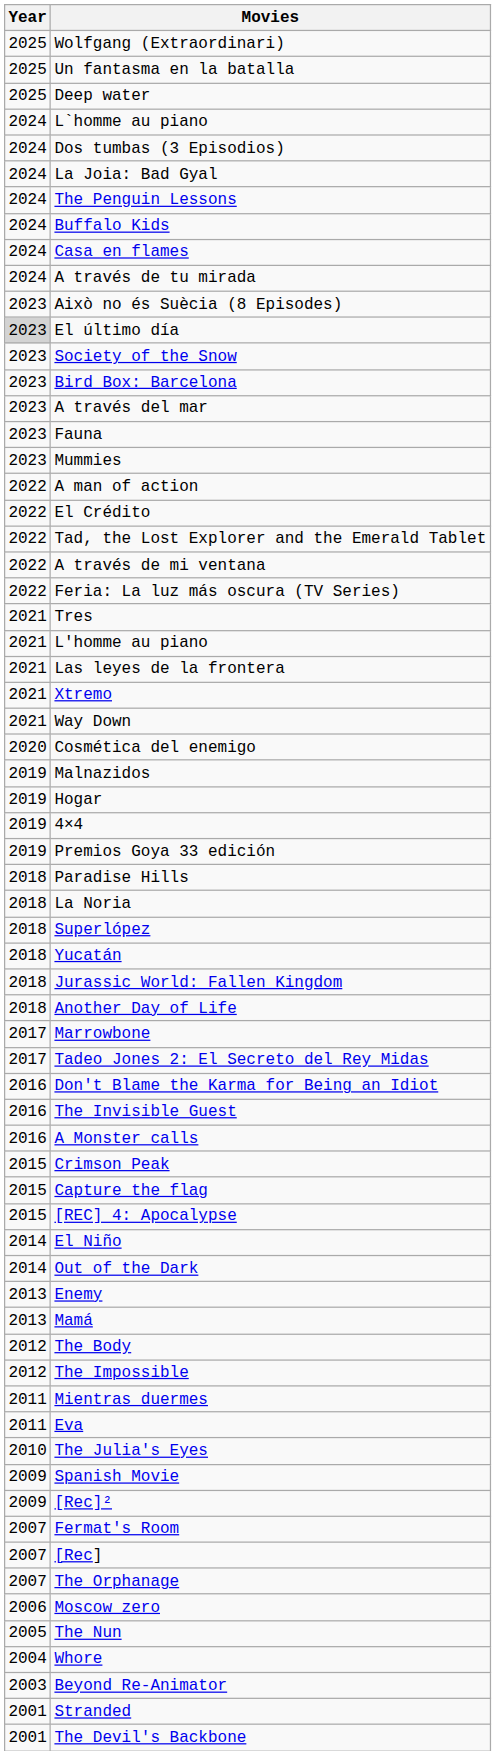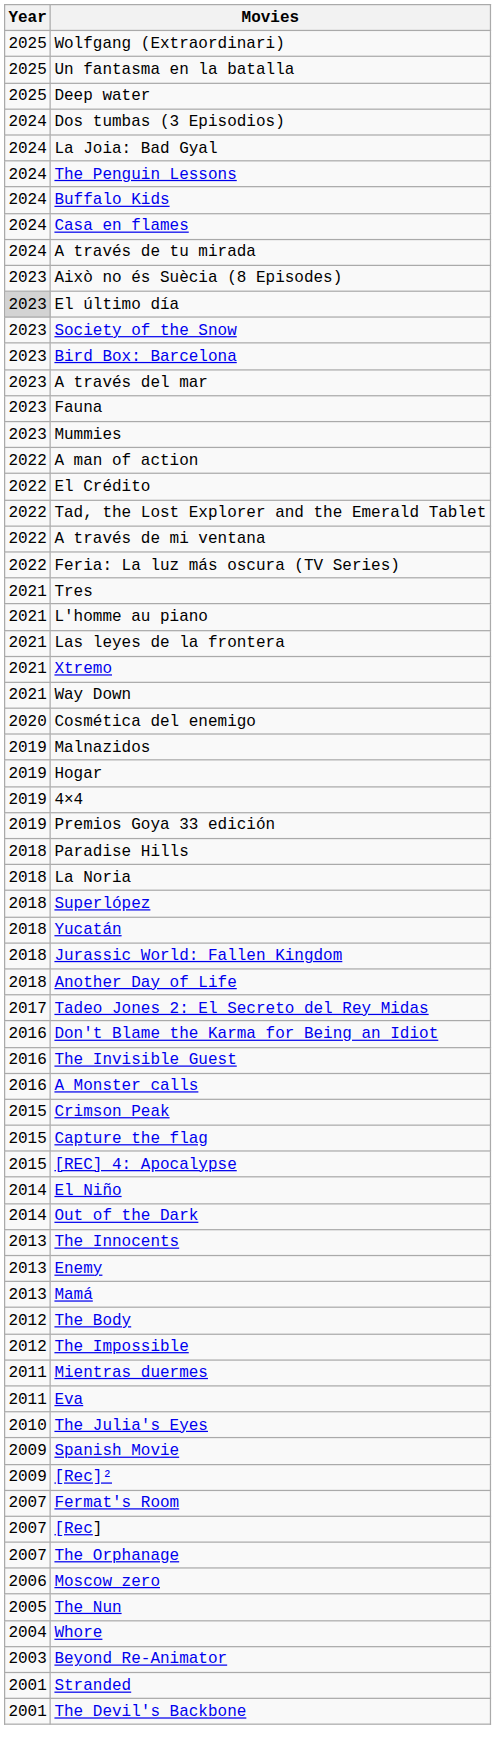- row: (131, 122)
- row: (102, 1034)
+ row: (117, 1242)
